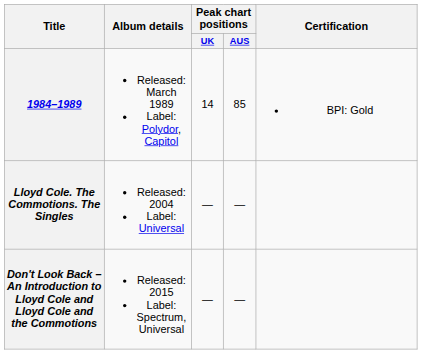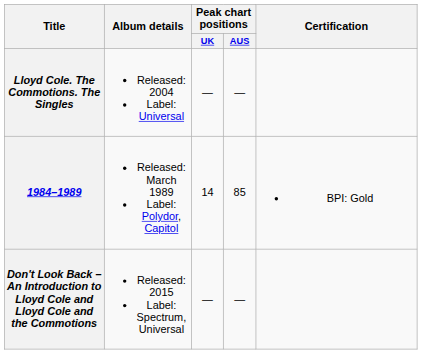rows swapped: (54, 104) <-> (54, 205)
